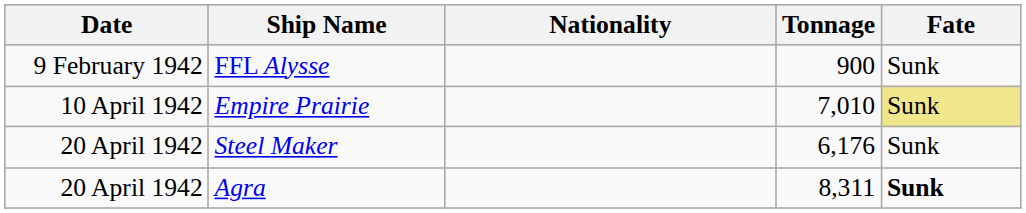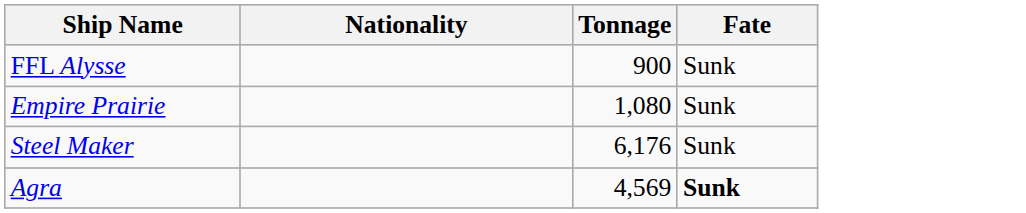- column: (107, 24)
(846, 106) 7,010 -> (642, 106) 1,080
(913, 106) khaki background -> (709, 106) no background
(847, 187) 8,311 -> (642, 187) 4,569
